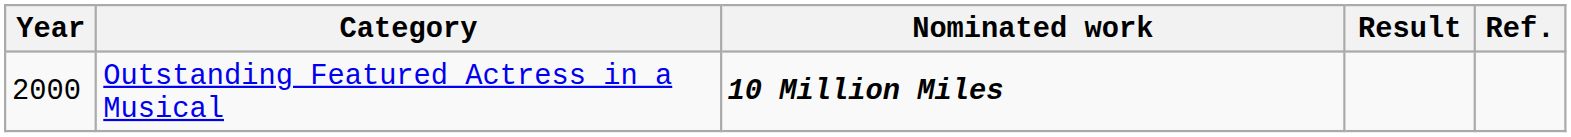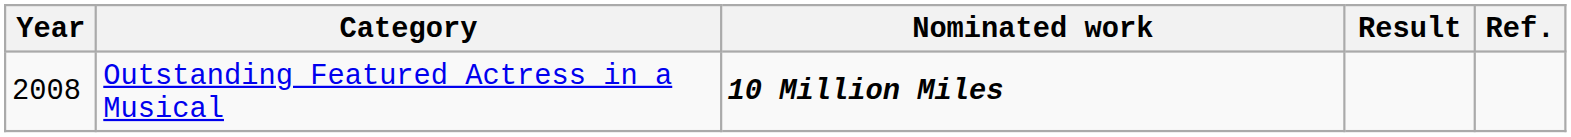(46, 92) 2000 -> (46, 92) 2008
